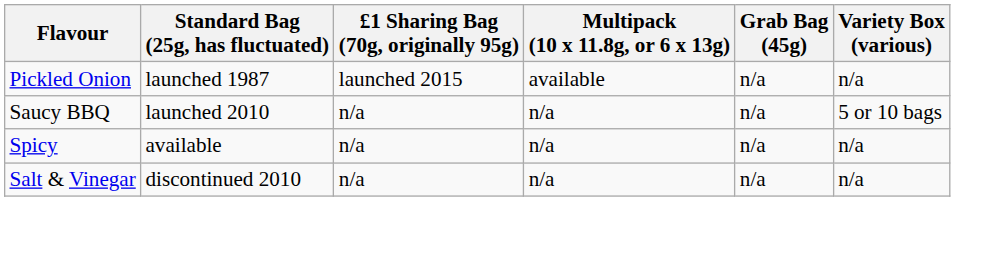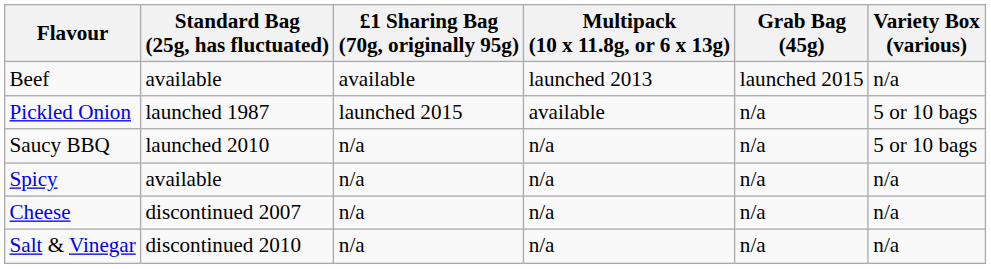+ row: (29, 78)
(851, 78) n/a -> (925, 111) 5 or 10 bags
+ row: (40, 212)
